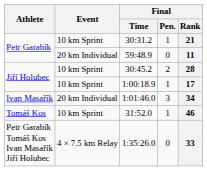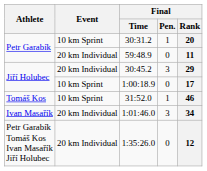(190, 41) 21 -> (190, 41) 20
(80, 70) 10 km Sprint -> (87, 70) 20 km Individual
(168, 70) 2 -> (167, 70) 3
(190, 70) 28 -> (190, 70) 29
(168, 84) 1 -> (167, 84) 0
rows swapped: (139, 113) <-> (139, 99)
(87, 143) 4 × 7.5 km Relay -> (87, 143) 20 km Individual
(190, 143) 33 -> (190, 143) 12
